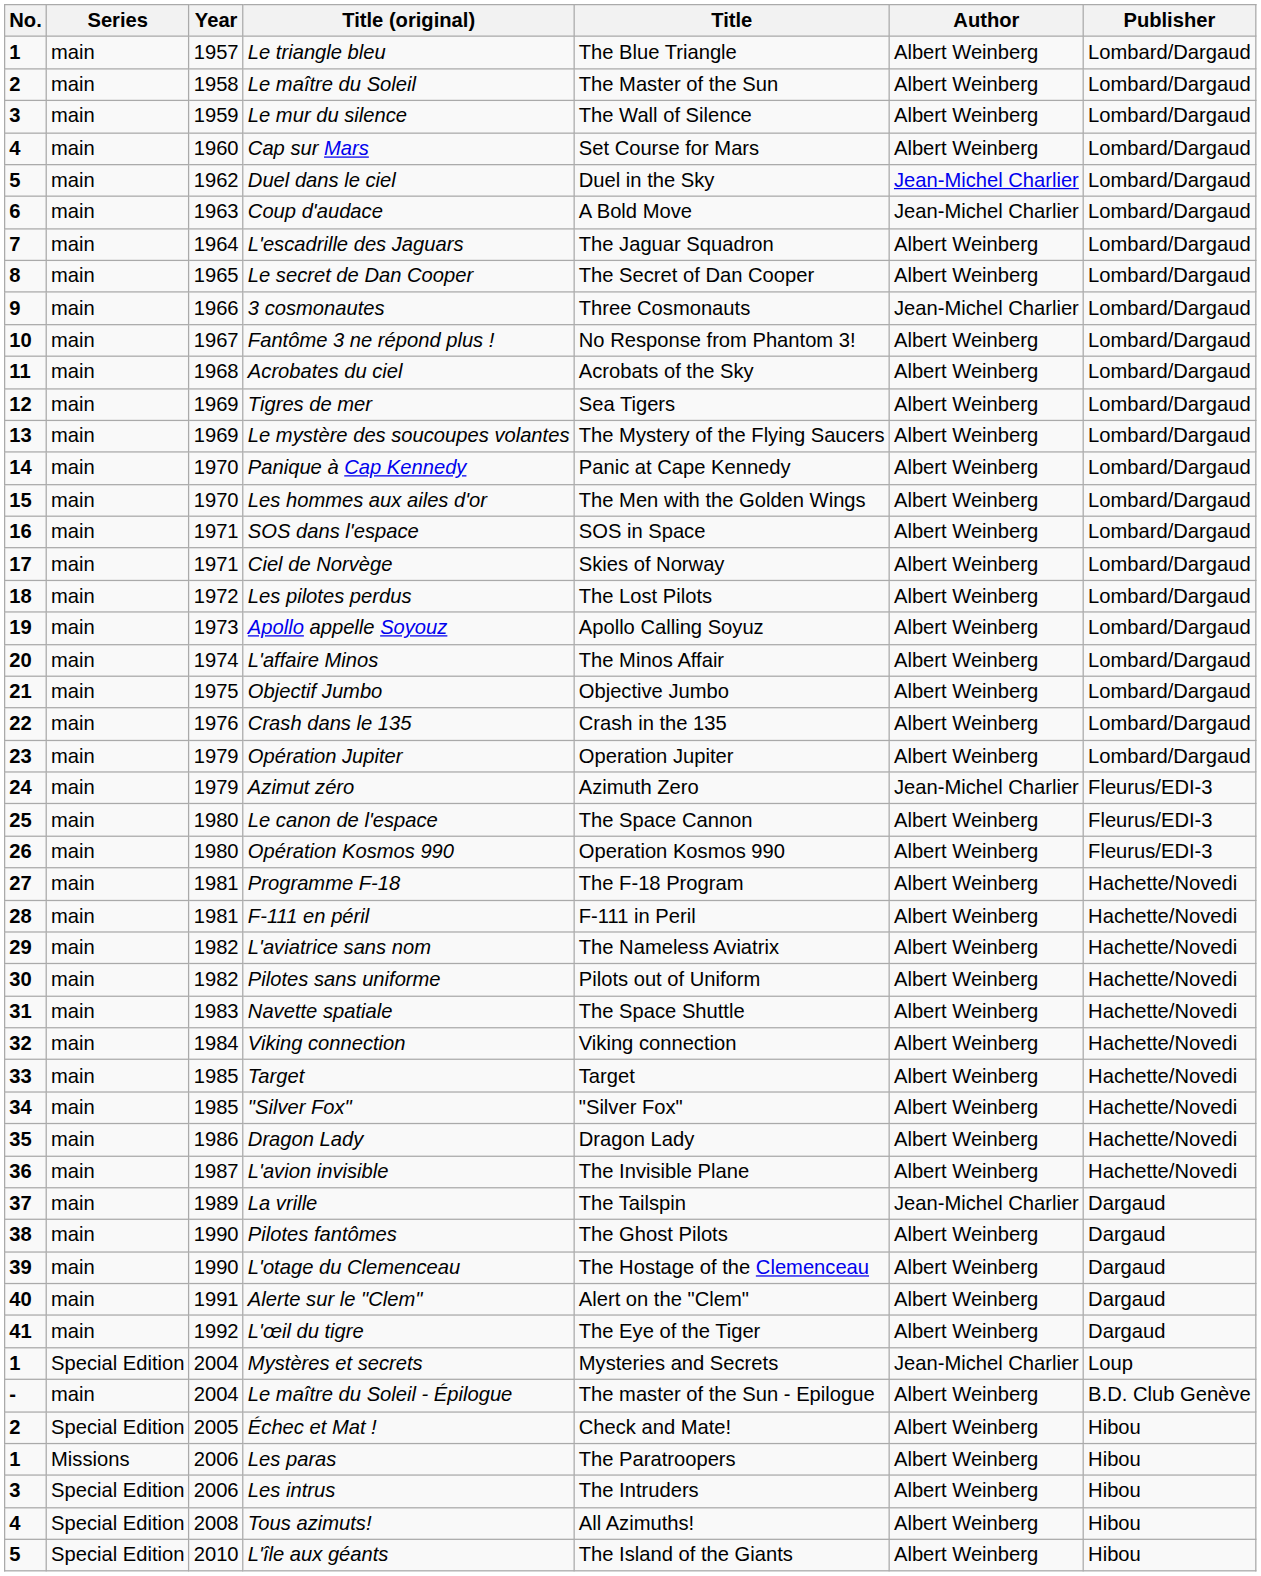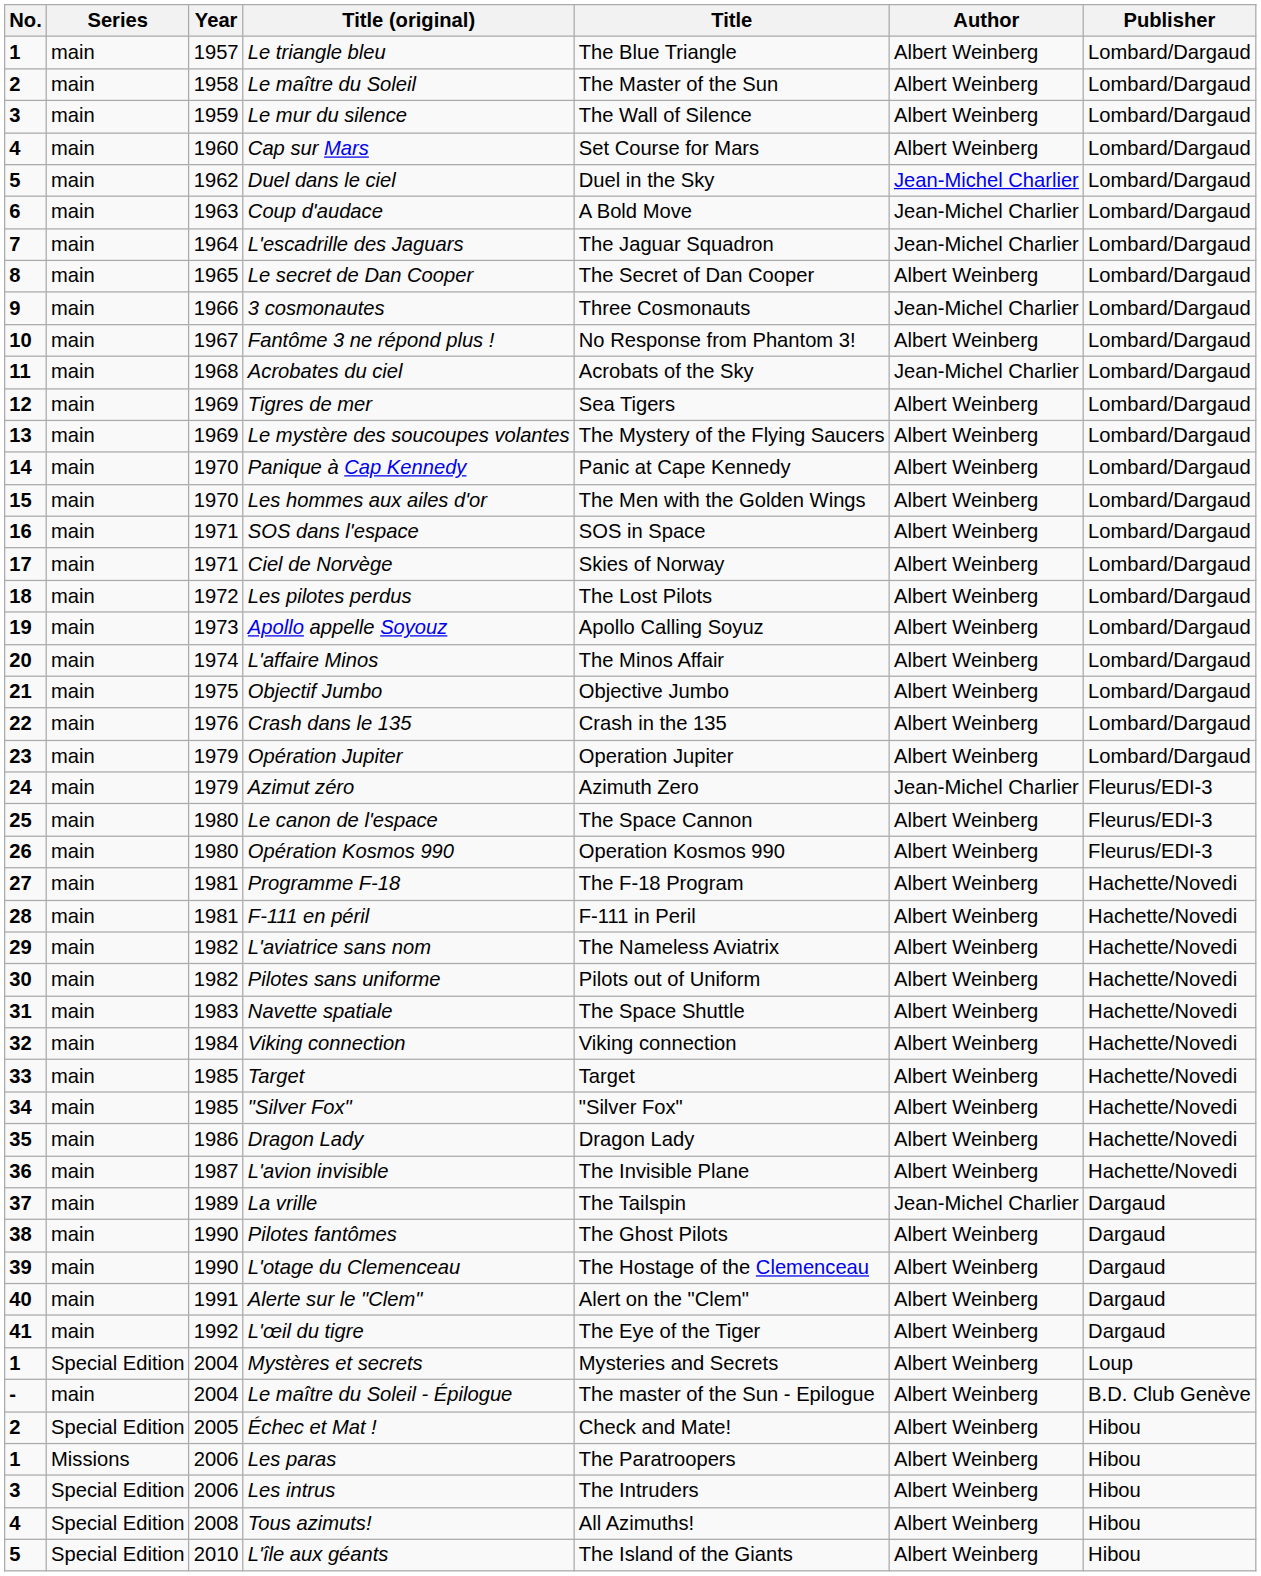(966, 244) Albert Weinberg -> (986, 244) Jean-Michel Charlier
(966, 372) Albert Weinberg -> (986, 372) Jean-Michel Charlier
(986, 1363) Jean-Michel Charlier -> (966, 1363) Albert Weinberg
